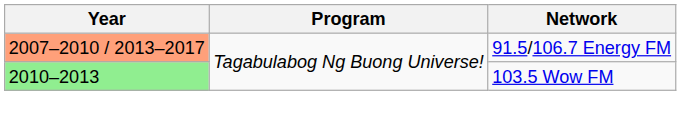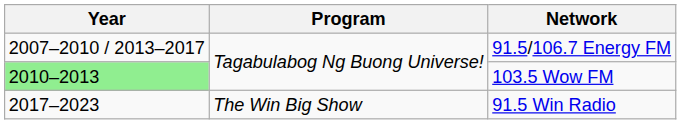(107, 48) lightsalmon background -> (107, 48) no background
+ row: (554, 105)
